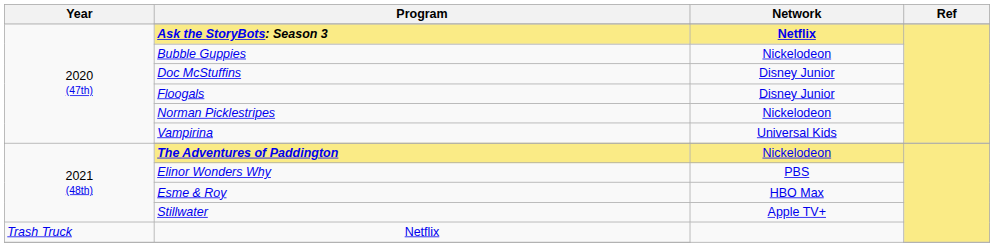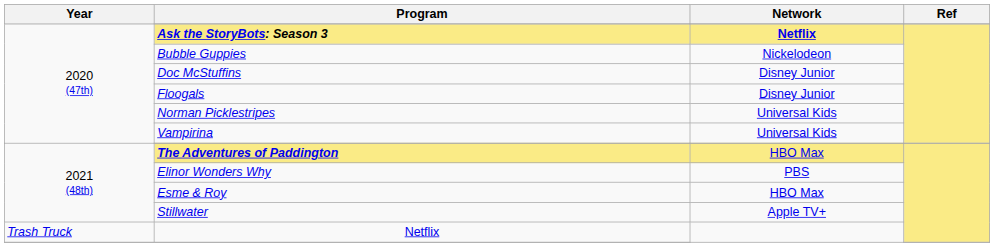(797, 113) Nickelodeon -> (797, 113) Universal Kids
(797, 152) Nickelodeon -> (797, 152) HBO Max
